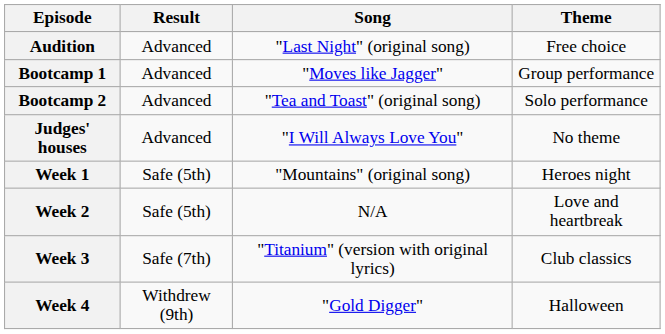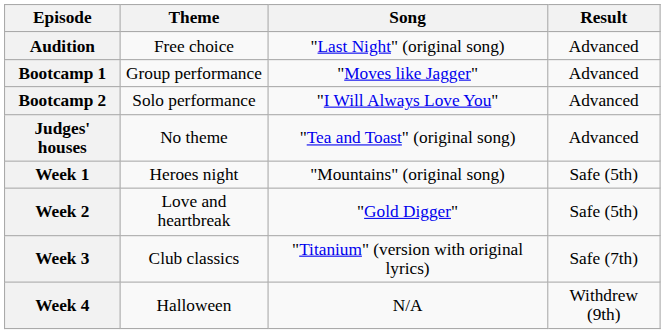columns swapped: (586, 18) <-> (176, 18)
(373, 100) "Tea and Toast" (original song) -> (408, 100) "I Will Always Love You"
(373, 137) "I Will Always Love You" -> (408, 137) "Tea and Toast" (original song)
(373, 211) N/A -> (408, 211) "Gold Digger"
(373, 305) "Gold Digger" -> (408, 305) N/A
